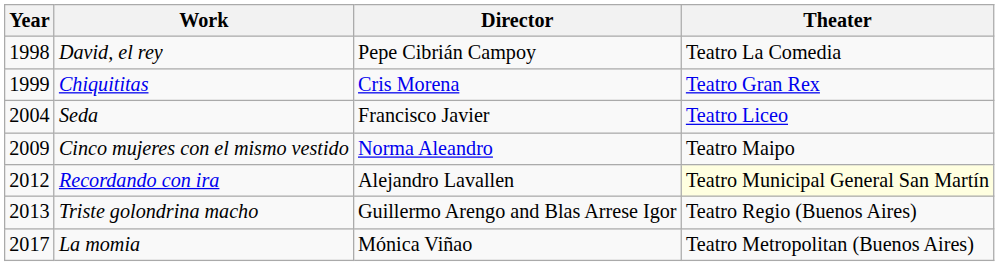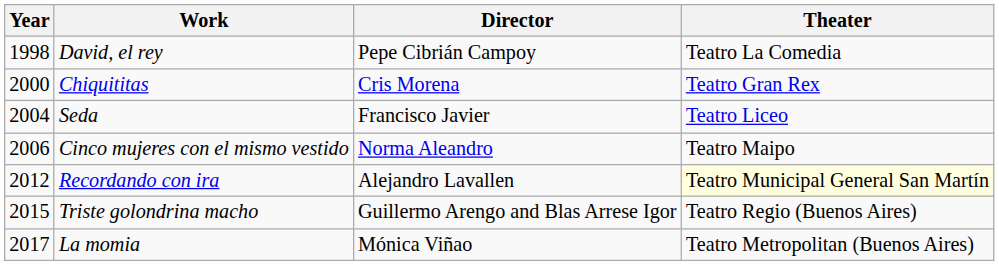(29, 84) 1999 -> (29, 84) 2000
(29, 148) 2009 -> (29, 148) 2006
(29, 212) 2013 -> (29, 212) 2015
